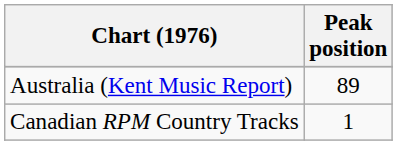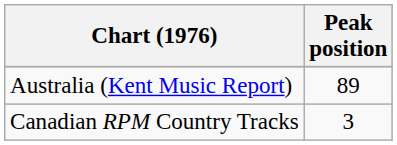(348, 121) 1 -> (348, 121) 3
